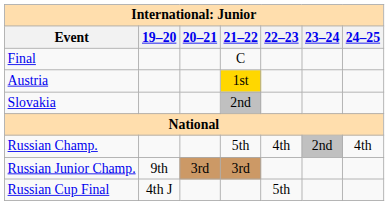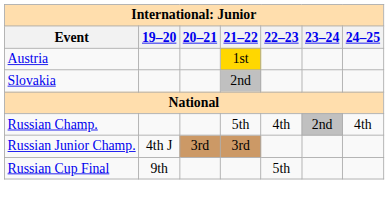- row: (22, 59)
(159, 168) 9th -> (159, 146) 4th J
(159, 189) 4th J -> (159, 168) 9th
